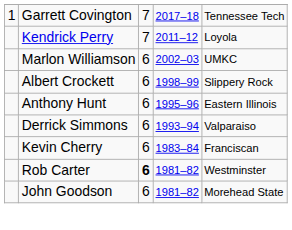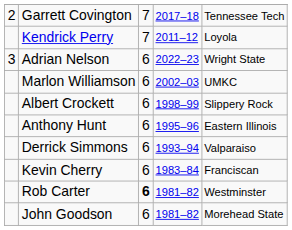(12, 15) 1 -> (12, 15) 2
+ row: (66, 59)
